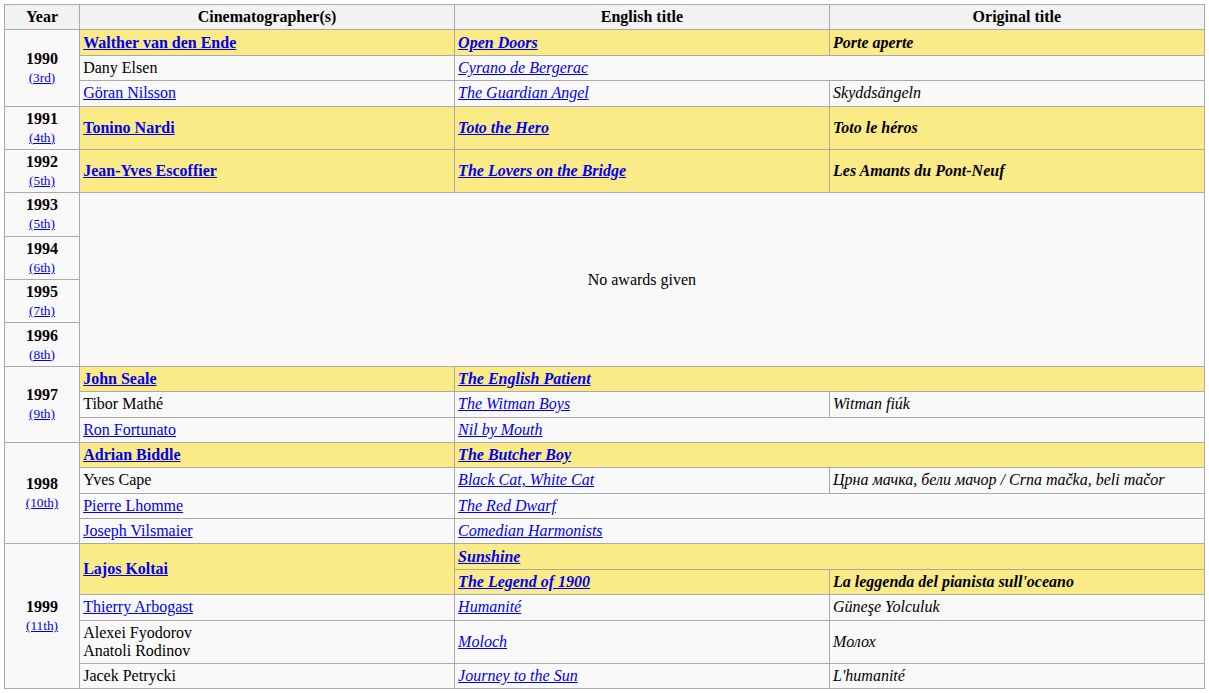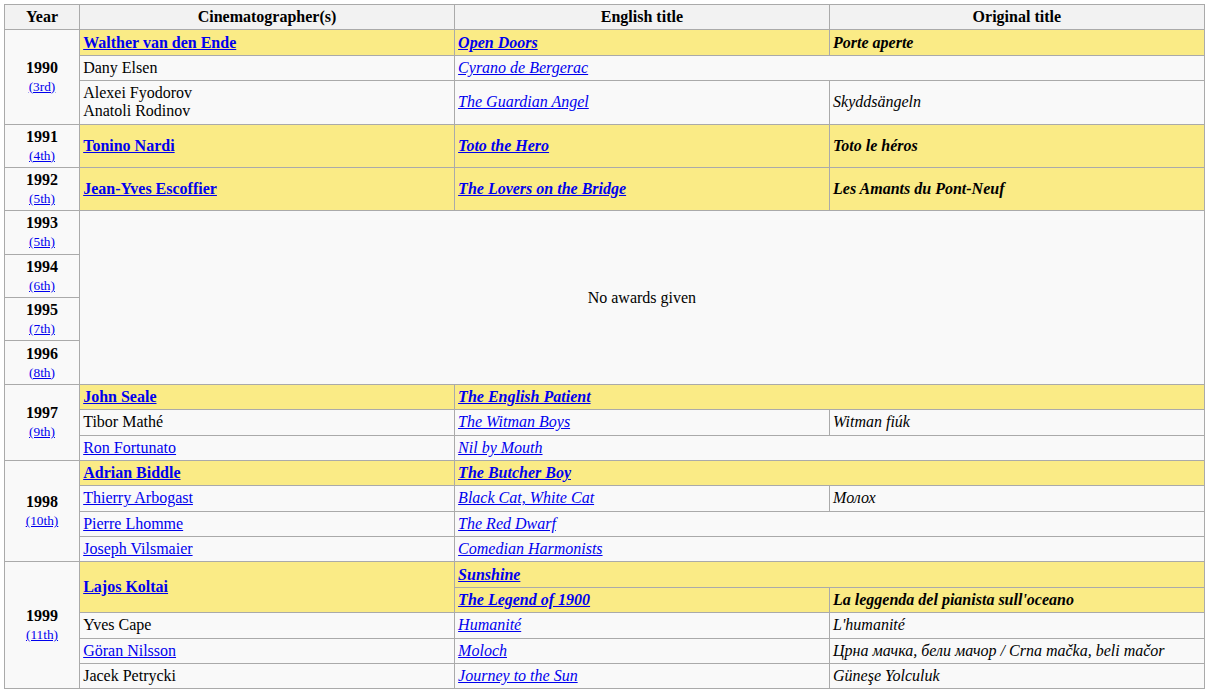(130, 93) Göran Nilsson -> (138, 102) Alexei Fyodorov Anatoli Rodinov
(117, 480) Yves Cape -> (138, 498) Thierry Arbogast
(999, 480) Црна мачка, бели мачор / Crna mačka, beli mačor -> (854, 498) Молох
(138, 607) Thierry Arbogast -> (117, 625) Yves Cape
(886, 607) Güneşe Yolculuk -> (869, 625) L'humanité
(138, 641) Alexei Fyodorov Anatoli Rodinov -> (130, 650) Göran Nilsson
(854, 641) Молох -> (999, 650) Црна мачка, бели мачор / Crna mačka, beli mačor
(869, 676) L'humanité -> (886, 676) Güneşe Yolculuk
